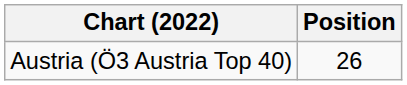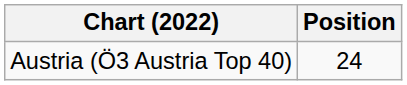(349, 60) 26 -> (349, 60) 24
